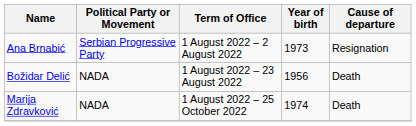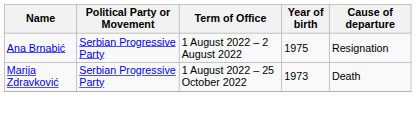(296, 48) 1973 -> (296, 48) 1975
- row: (38, 77)
(94, 106) NADA -> (127, 77) Serbian Progressive Party
(296, 106) 1974 -> (296, 77) 1973
